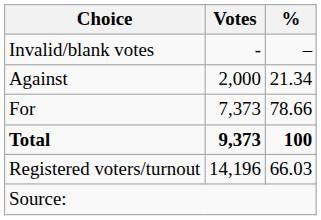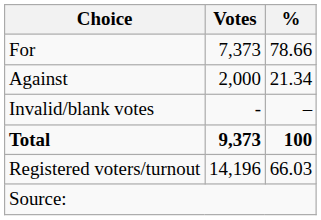rows swapped: (22, 109) <-> (82, 49)
